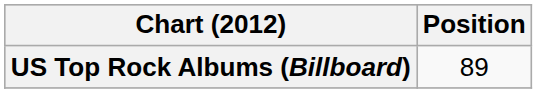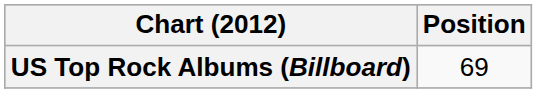(474, 66) 89 -> (474, 66) 69
